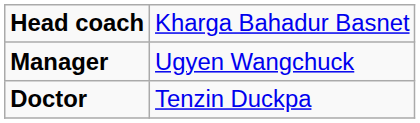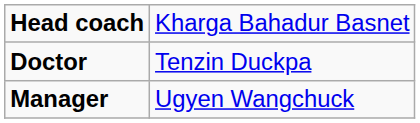rows swapped: (59, 61) <-> (49, 99)
